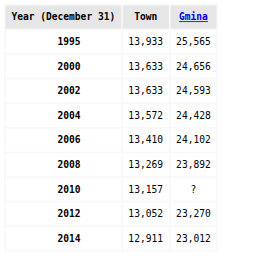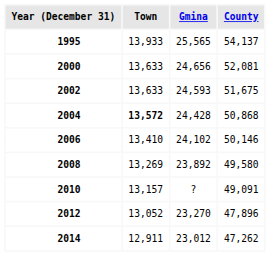+ column: (241, 17)
(146, 116) normal -> (146, 116) bold
